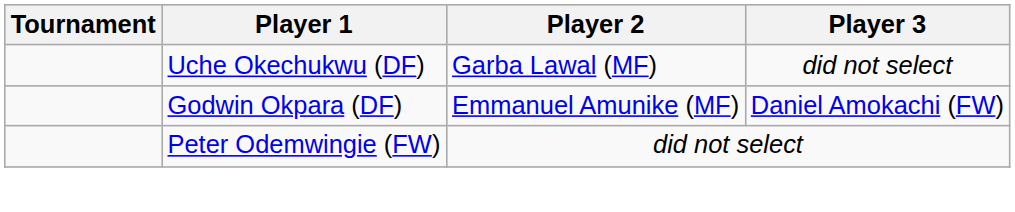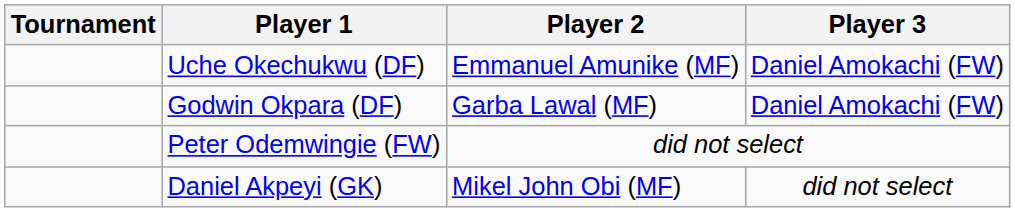(555, 65) Garba Lawal (MF) -> (596, 65) Emmanuel Amunike (MF)
(877, 65) did not select -> (877, 65) Daniel Amokachi (FW)
(596, 105) Emmanuel Amunike (MF) -> (555, 105) Garba Lawal (MF)
+ row: (275, 186)
